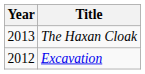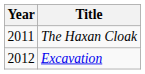(21, 36) 2013 -> (21, 36) 2011
